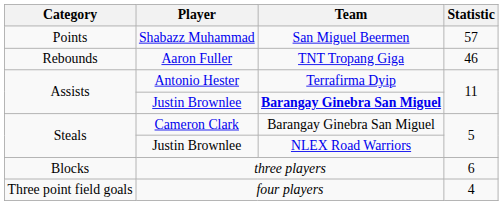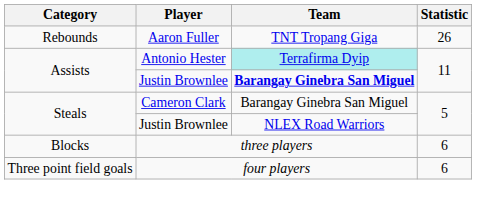- row: (70, 37)
(471, 59) 46 -> (444, 37) 26
(351, 80) no background -> (324, 59) paleturquoise background
(471, 189) 4 -> (444, 168) 6
